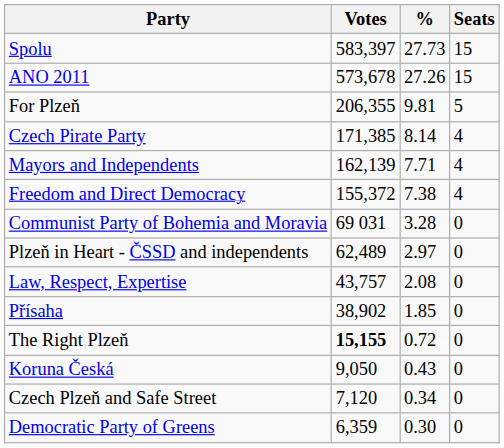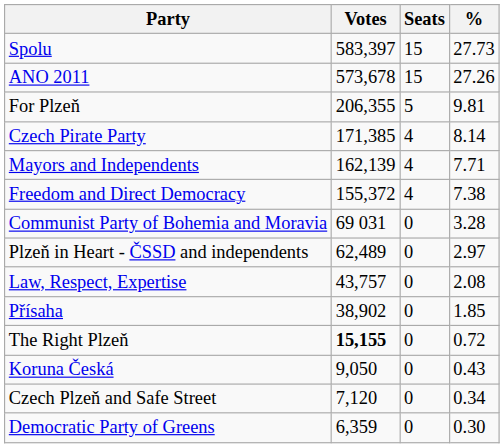columns swapped: (425, 19) <-> (474, 19)
